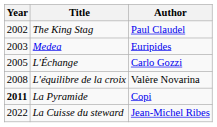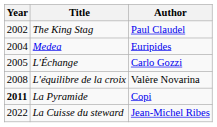(17, 46) 2003 -> (17, 46) 2004
